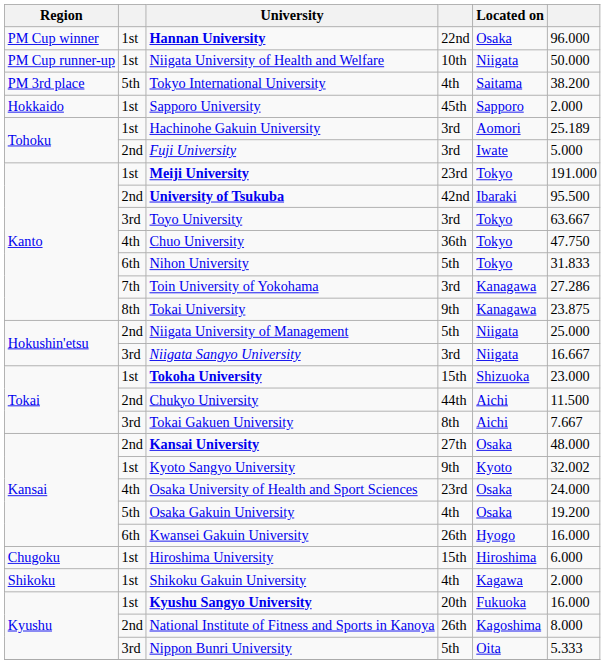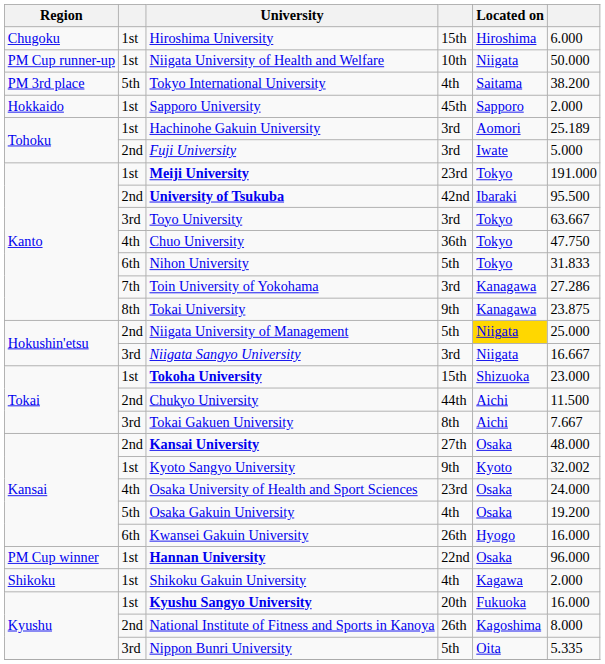rows swapped: (207, 38) <-> (211, 557)
(497, 331) no background -> (497, 331) gold background
(567, 648) 5.333 -> (567, 648) 5.335
